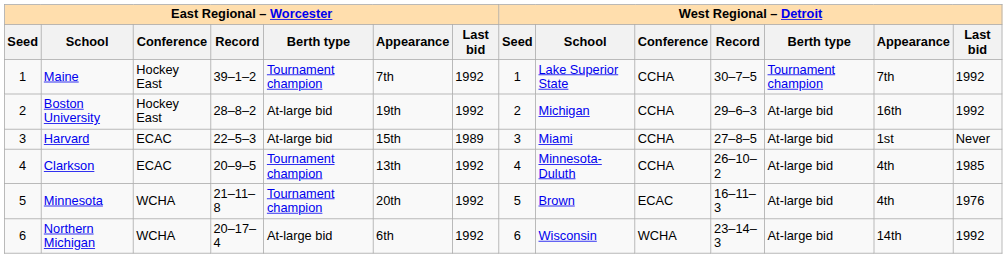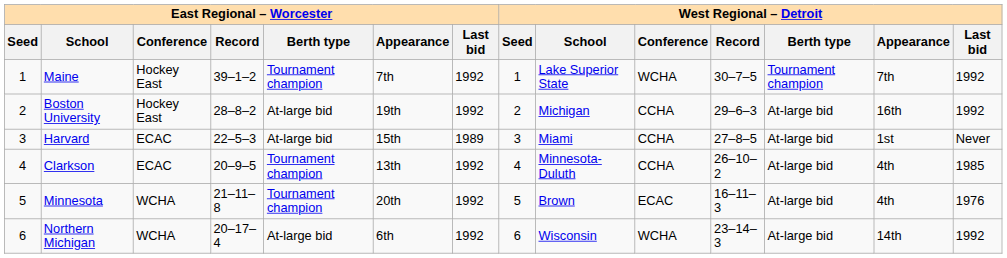(656, 76) CCHA -> (657, 76) WCHA
